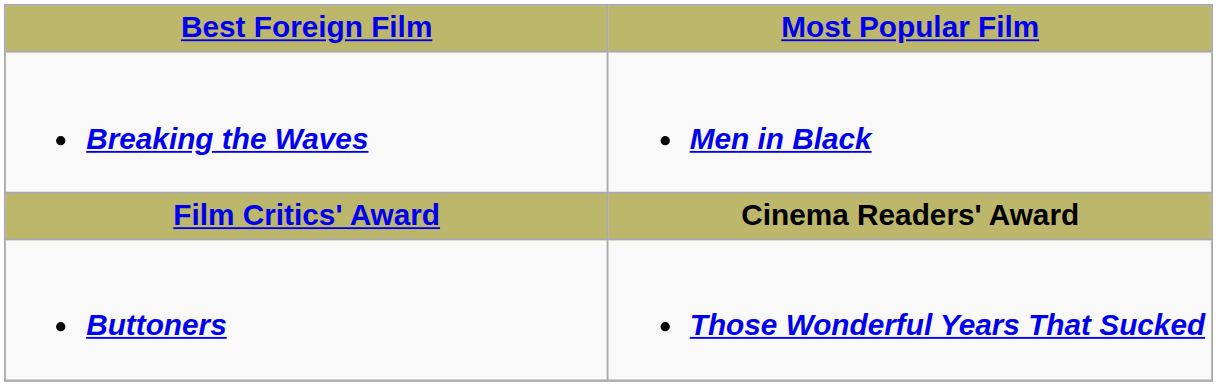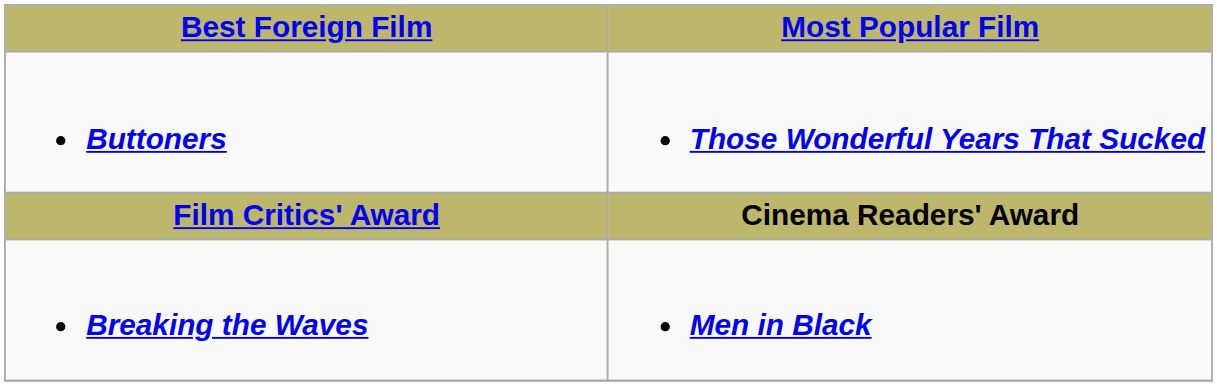rows swapped: (307, 139) <-> (307, 326)
